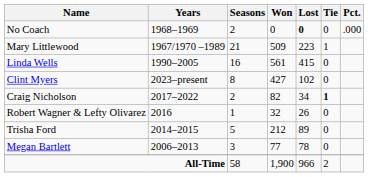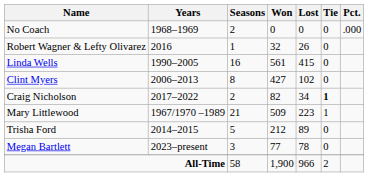(301, 29) bold -> (301, 29) normal
rows swapped: (43, 46) <-> (76, 113)
(179, 79) 2023–present -> (175, 79) 2006–2013
(175, 146) 2006–2013 -> (179, 146) 2023–present
